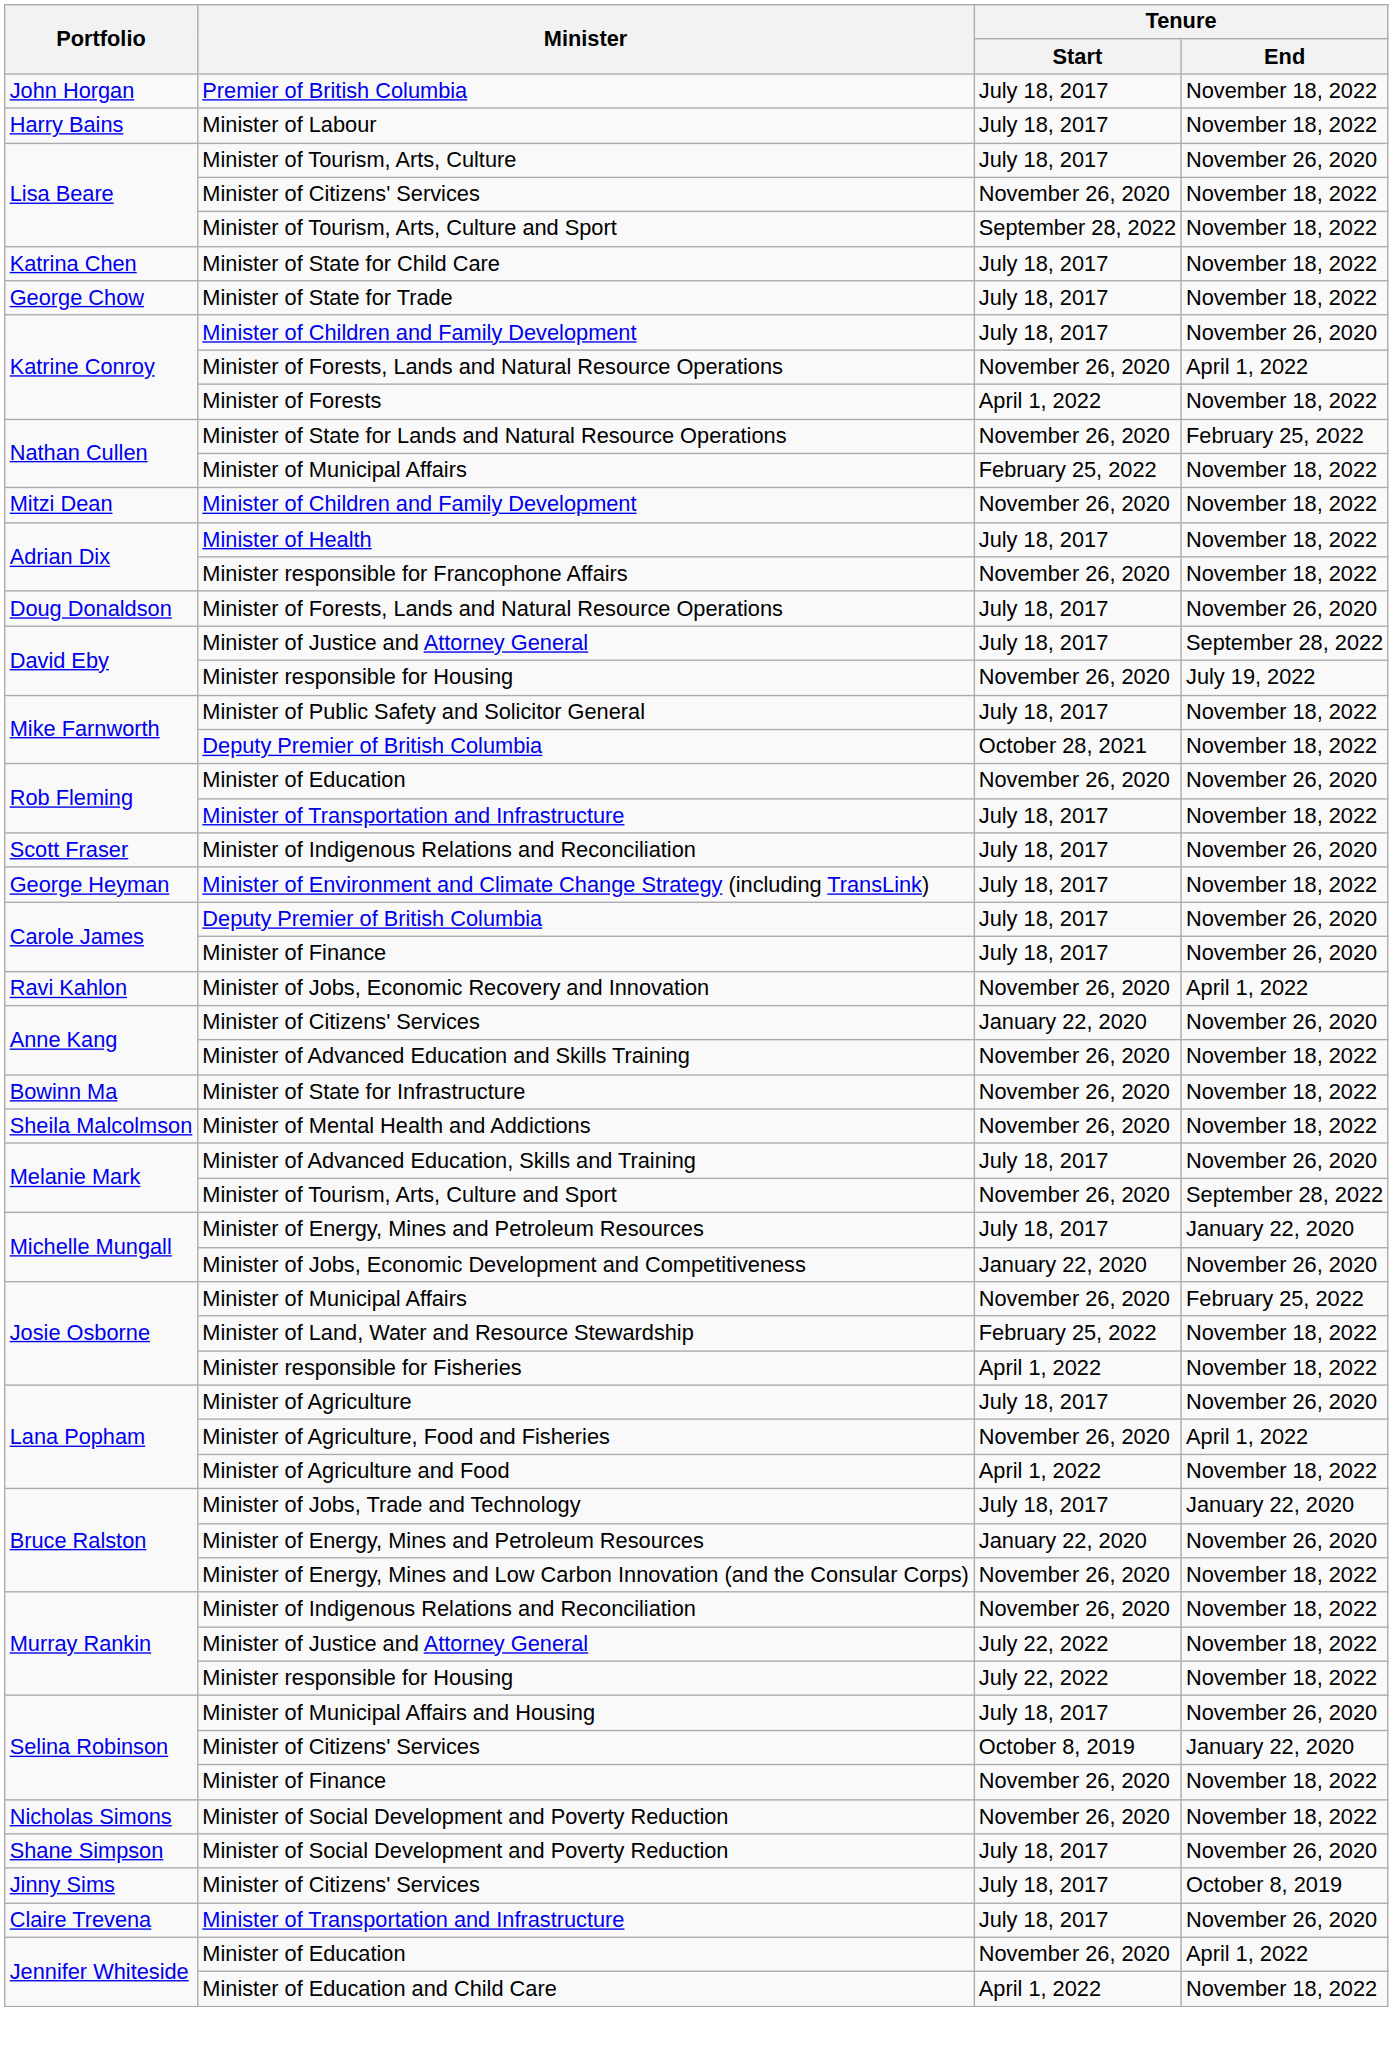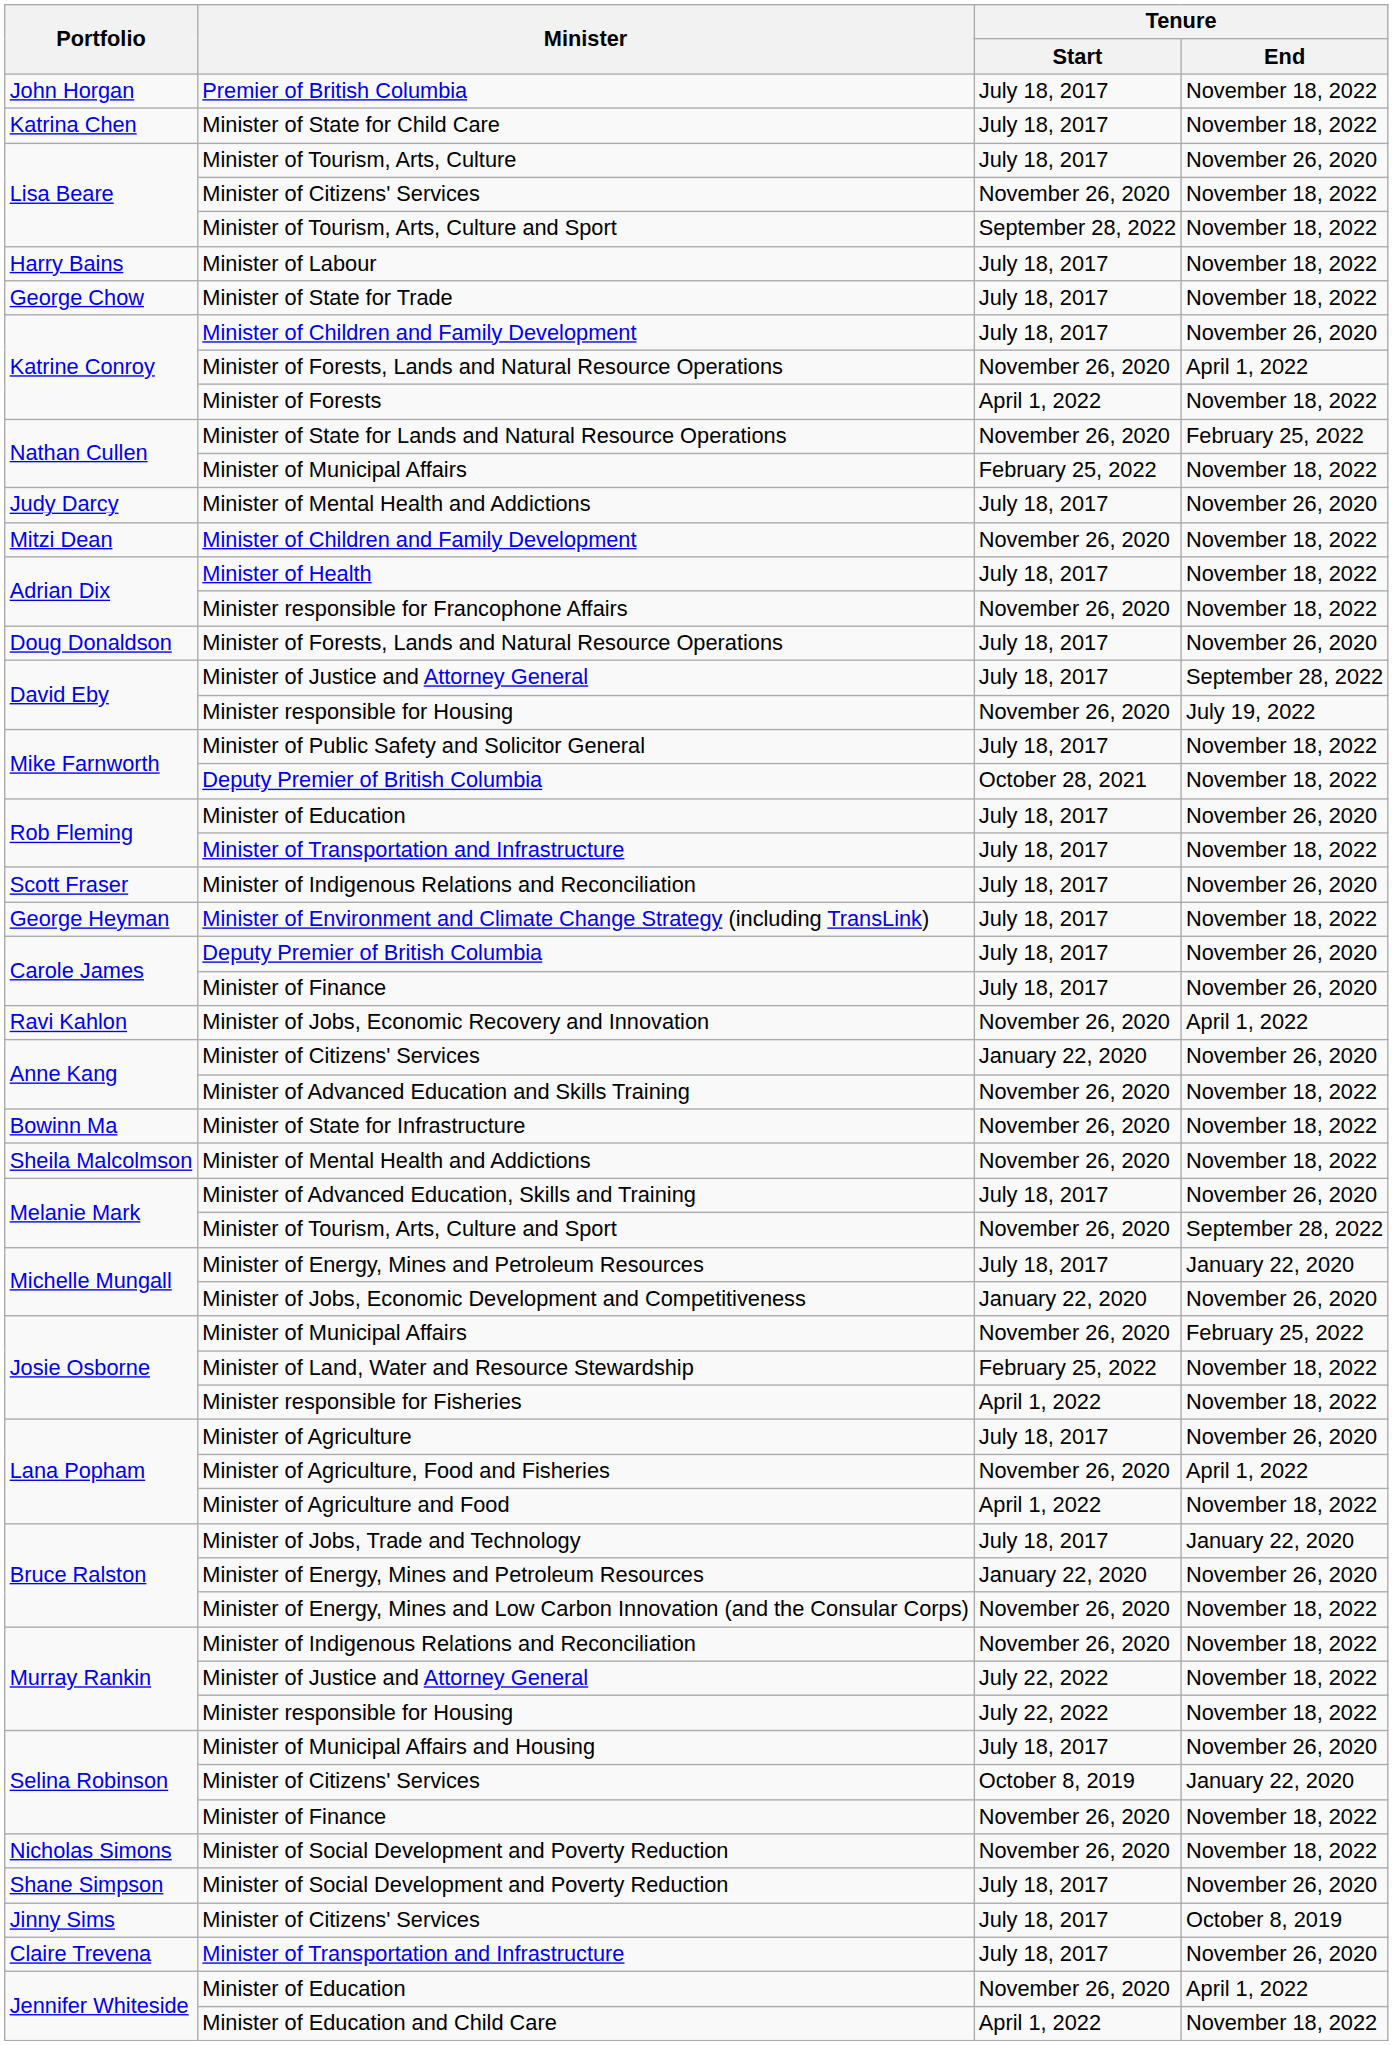rows swapped: (67, 125) <-> (73, 263)
+ row: (64, 504)
(1074, 780) November 26, 2020 -> (1044, 815) July 18, 2017
